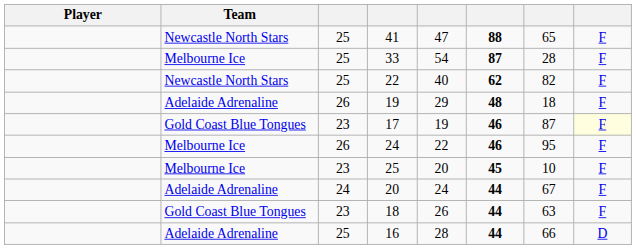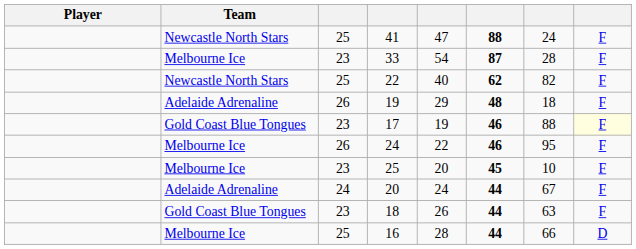(549, 37) 65 -> (549, 37) 24
(343, 59) 25 -> (343, 59) 23
(549, 124) 87 -> (549, 124) 88
(221, 233) Adelaide Adrenaline -> (205, 233) Melbourne Ice
